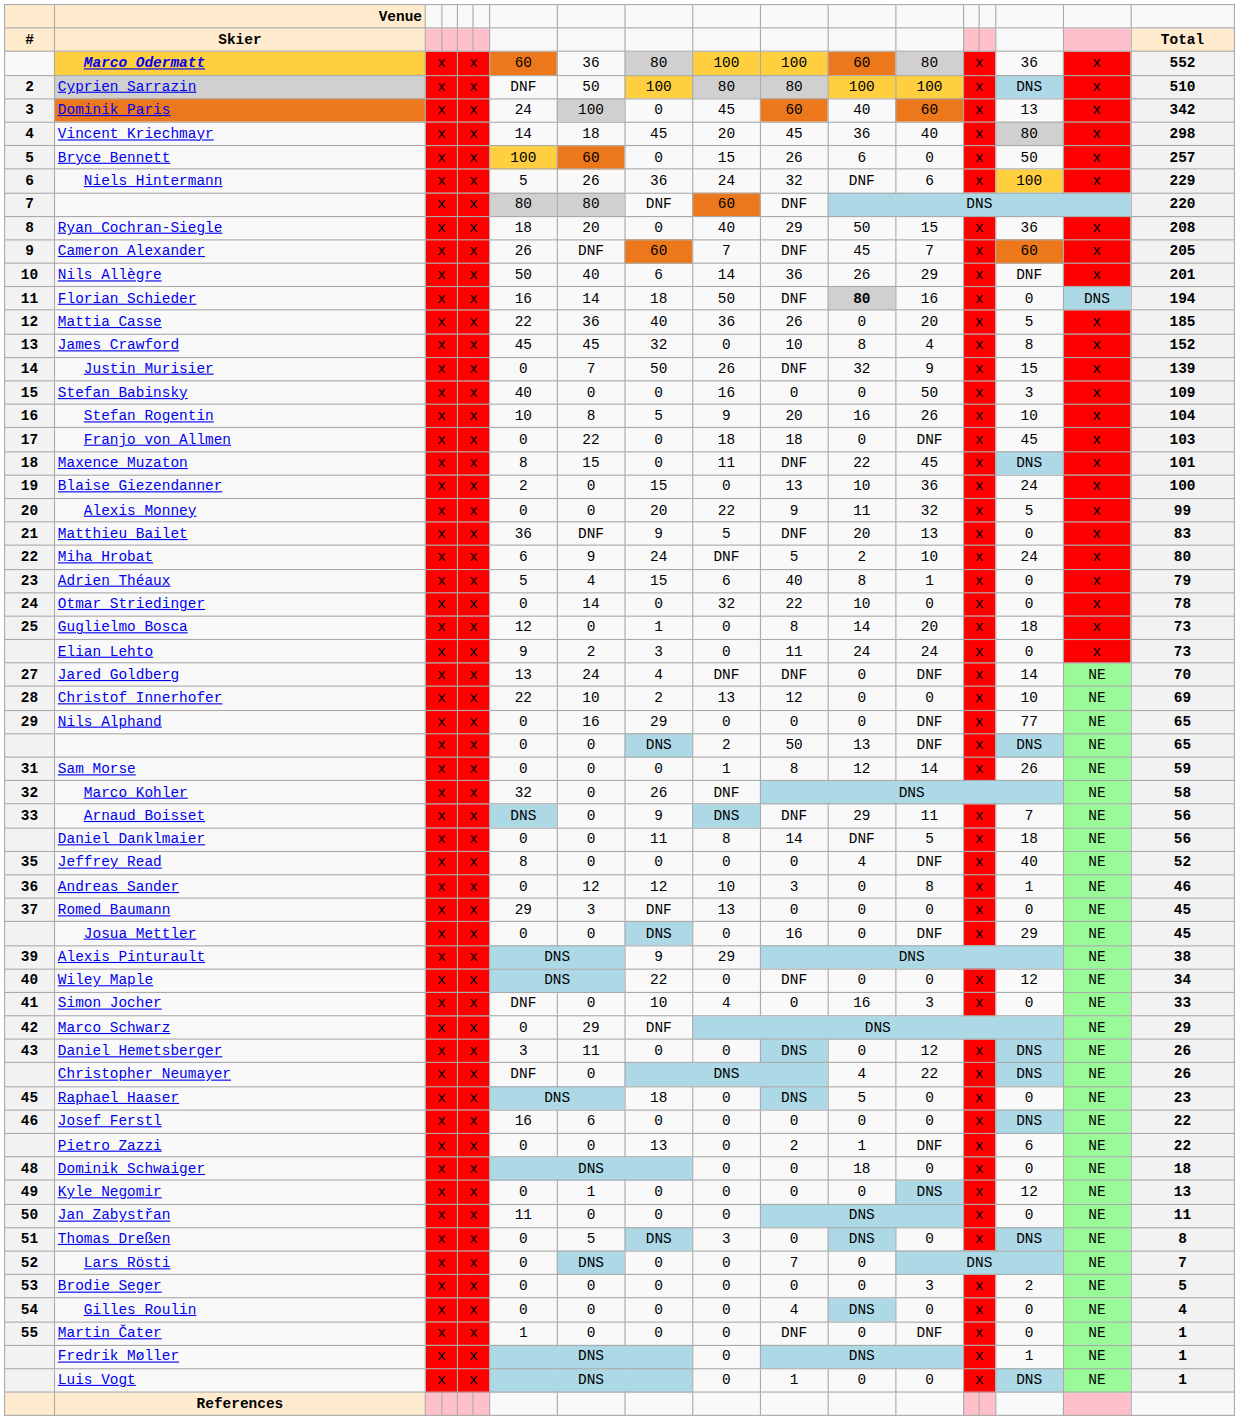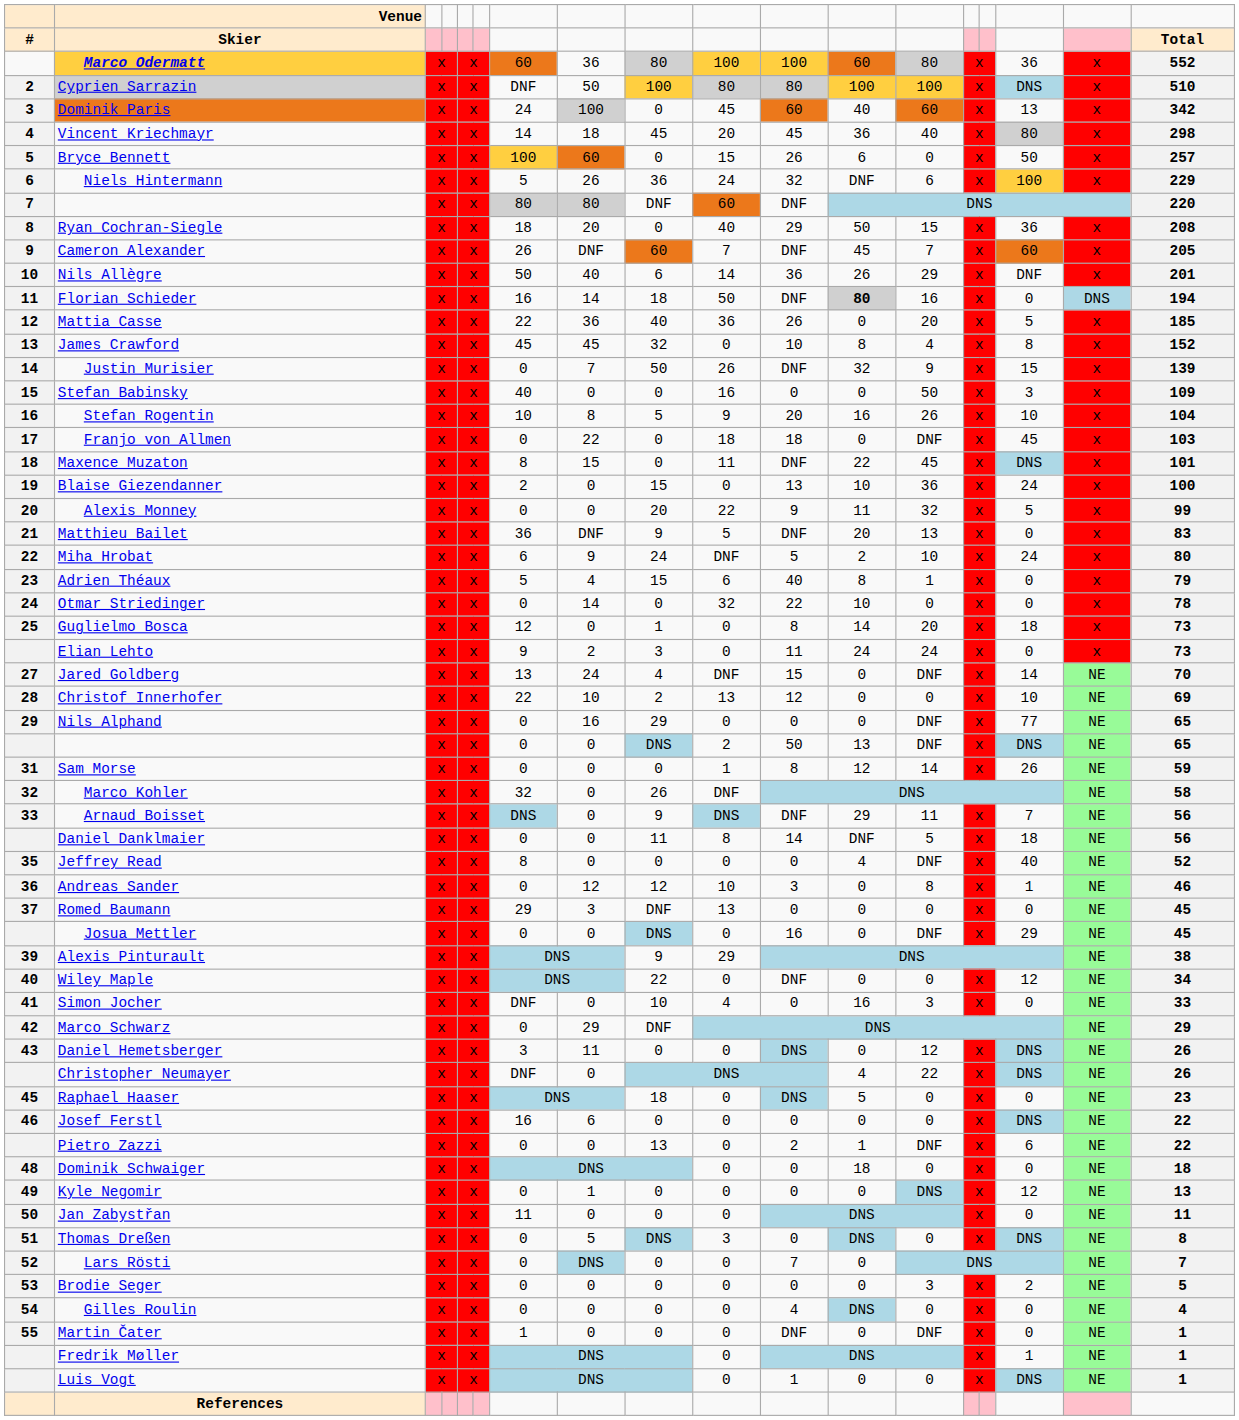(794, 675) DNF -> (794, 675) 15
